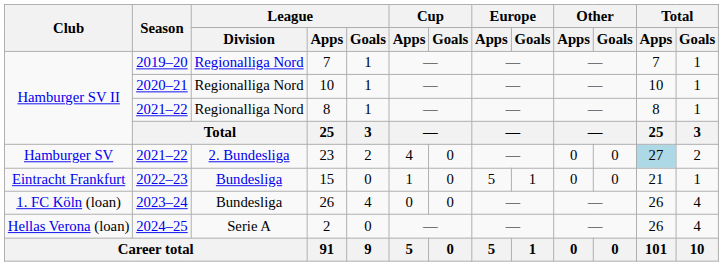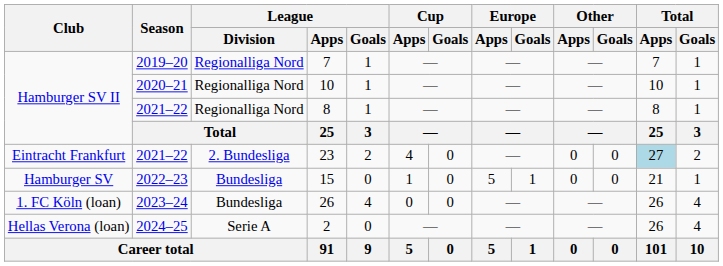(69, 156) Hamburger SV -> (69, 156) Eintracht Frankfurt
(69, 179) Eintracht Frankfurt -> (69, 179) Hamburger SV
